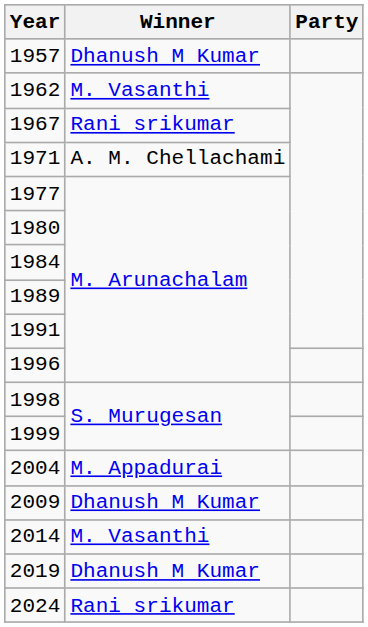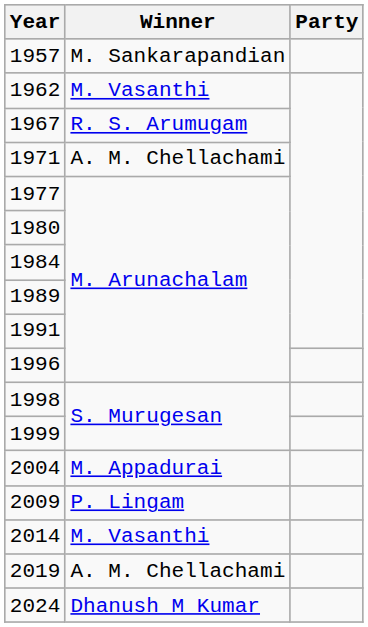(165, 56) Dhanush M Kumar -> (178, 56) M. Sankarapandian
(153, 125) Rani srikumar -> (159, 125) R. S. Arumugam
(165, 503) Dhanush M Kumar -> (127, 503) P. Lingam
(165, 571) Dhanush M Kumar -> (178, 571) A. M. Chellachami
(153, 605) Rani srikumar -> (165, 605) Dhanush M Kumar
